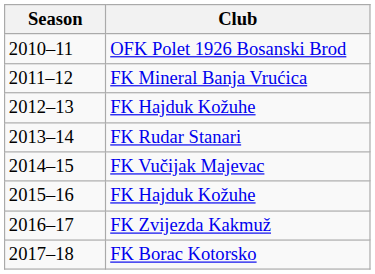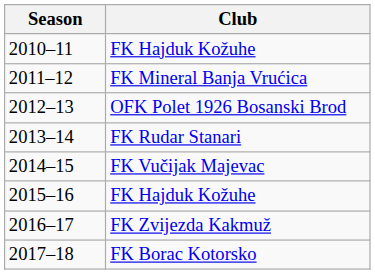(228, 48) OFK Polet 1926 Bosanski Brod -> (183, 48) FK Hajduk Kožuhe
(183, 107) FK Hajduk Kožuhe -> (228, 107) OFK Polet 1926 Bosanski Brod
